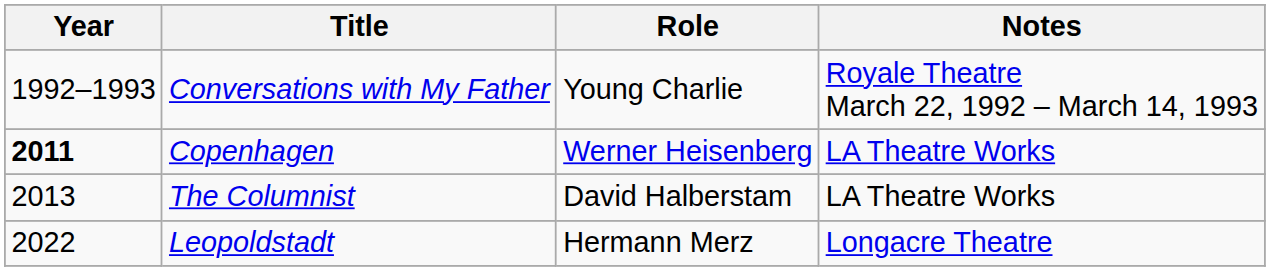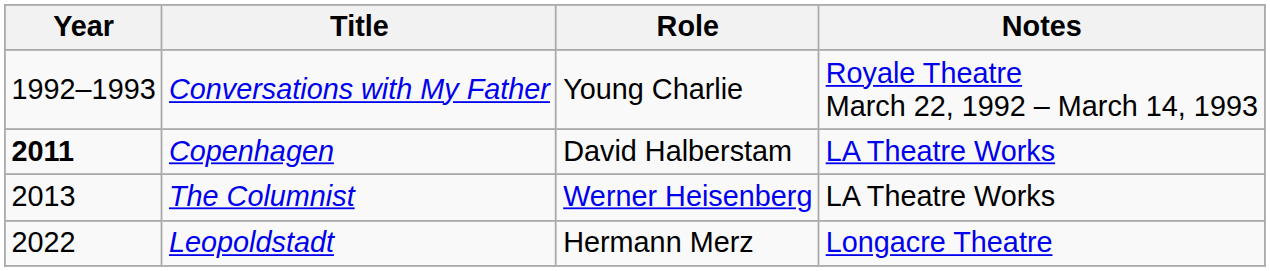(688, 151) Werner Heisenberg -> (678, 151) David Halberstam
(678, 196) David Halberstam -> (688, 196) Werner Heisenberg
